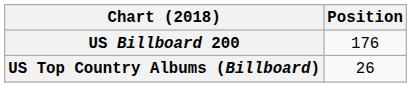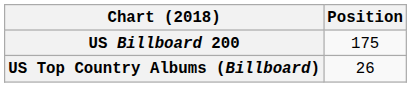(365, 43) 176 -> (365, 43) 175
